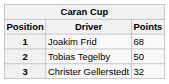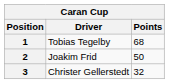(72, 42) Joakim Frid -> (79, 42) Tobias Tegelby
(79, 57) Tobias Tegelby -> (72, 57) Joakim Frid
